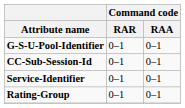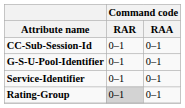rows swapped: (49, 62) <-> (55, 45)
(116, 95) no background -> (116, 95) lightgrey background
